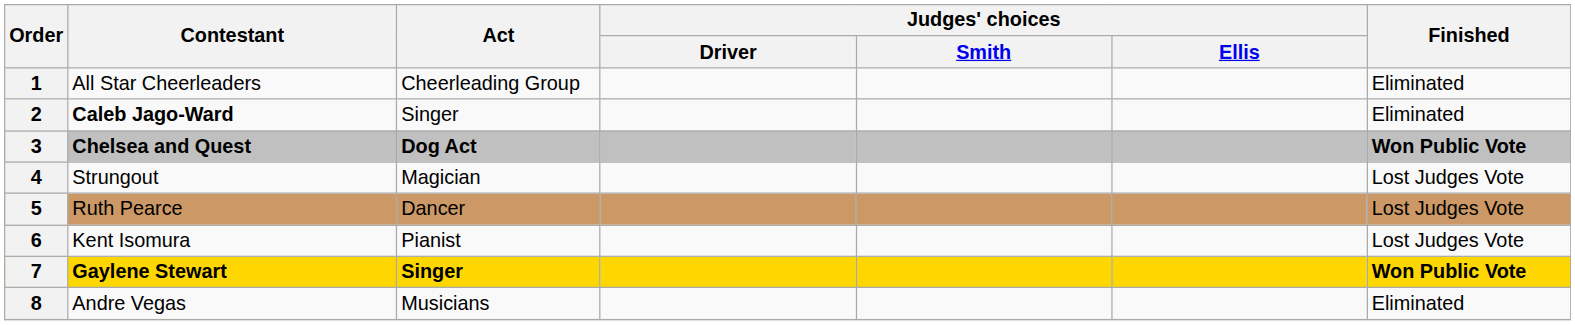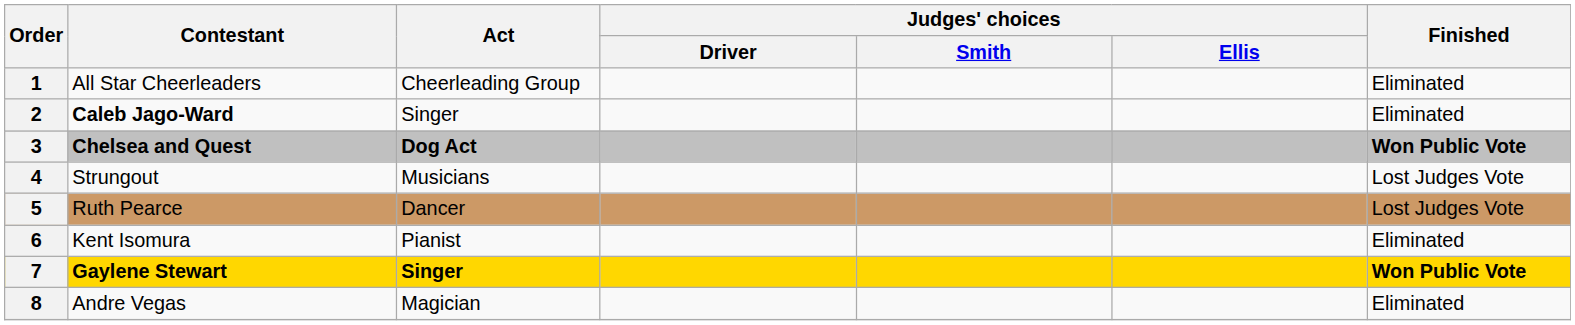(441, 177) Magician -> (445, 177) Musicians
(1448, 240) Lost Judges Vote -> (1418, 240) Eliminated
(445, 303) Musicians -> (441, 303) Magician
